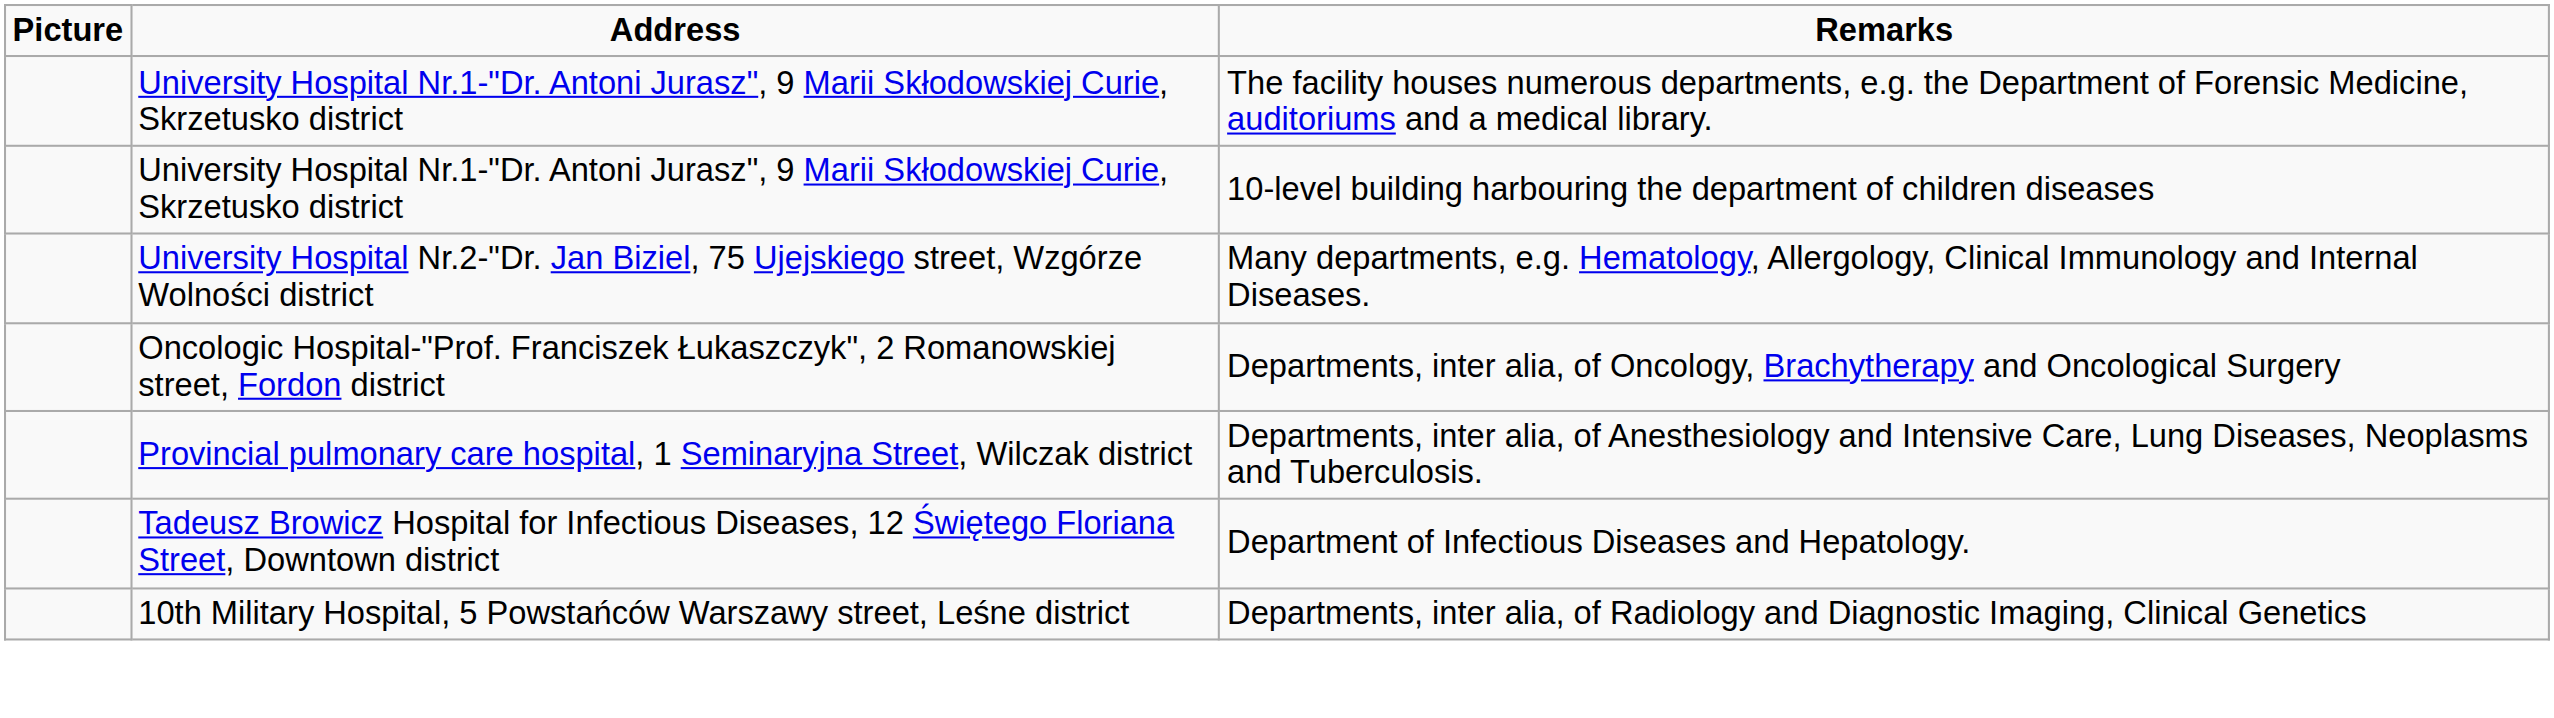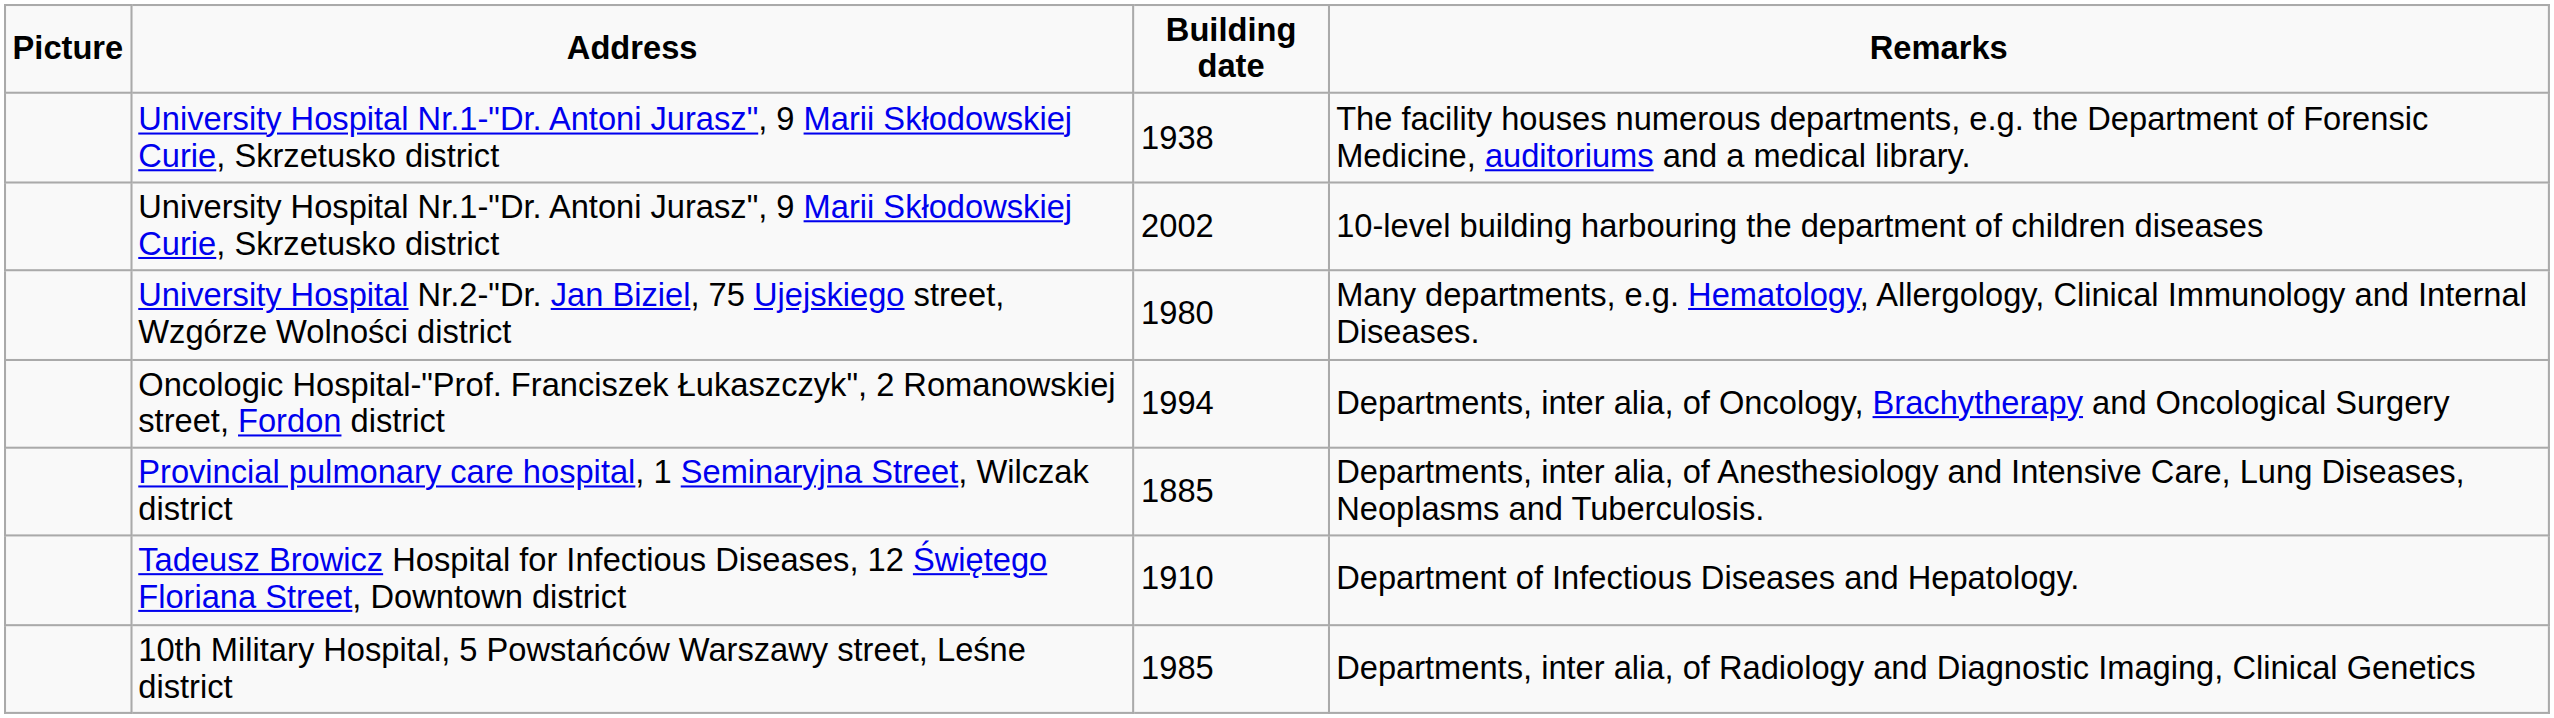+ column: (1231, 48)
